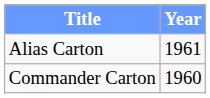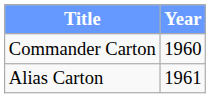rows swapped: (82, 78) <-> (56, 48)
